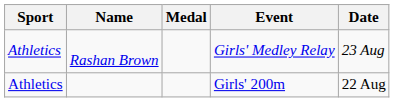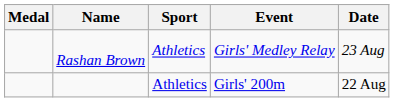columns swapped: (186, 17) <-> (35, 17)
